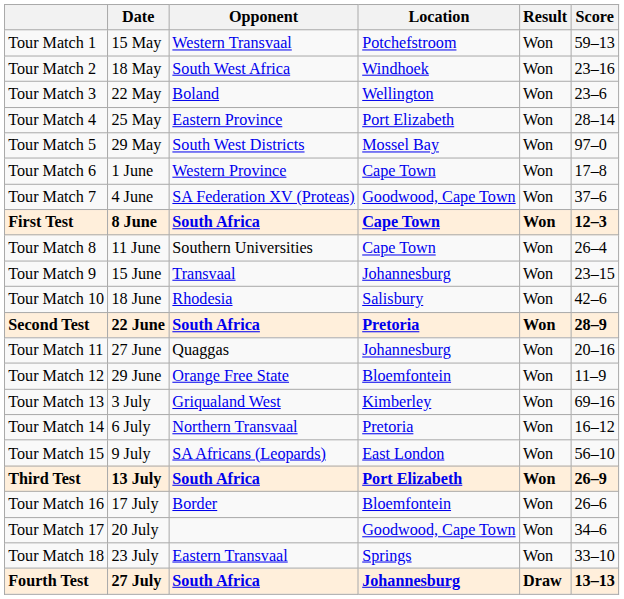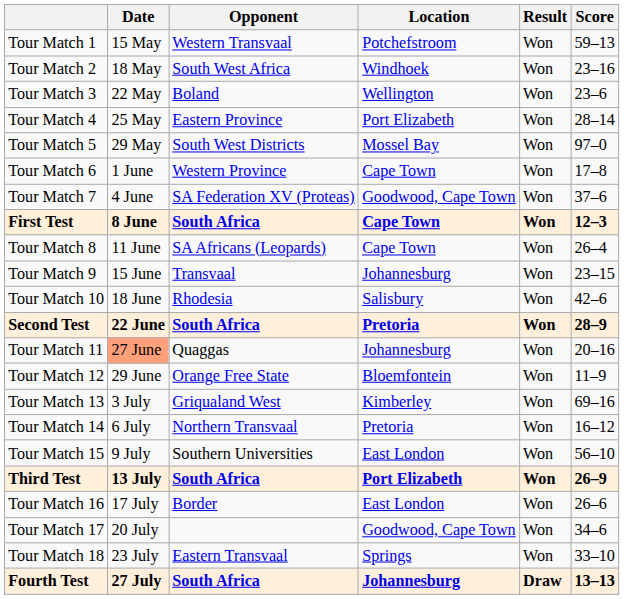(243, 247) Southern Universities -> (249, 247) SA Africans (Leopards)
(136, 350) no background -> (136, 350) lightsalmon background
(249, 453) SA Africans (Leopards) -> (243, 453) Southern Universities
(407, 504) Bloemfontein -> (403, 504) East London
